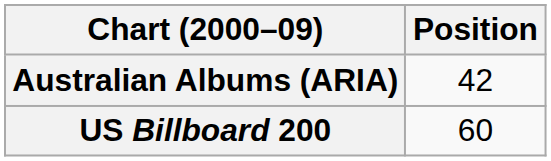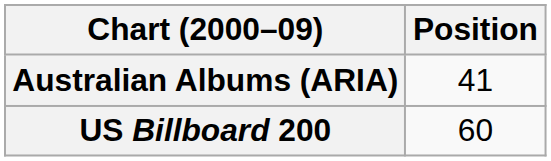(475, 79) 42 -> (475, 79) 41
